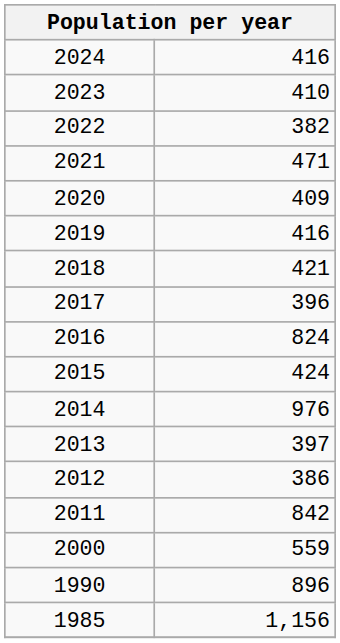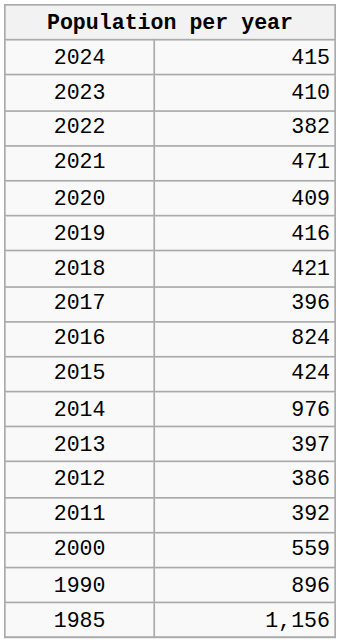(311, 58) 416 -> (311, 58) 415
(311, 515) 842 -> (311, 515) 392
